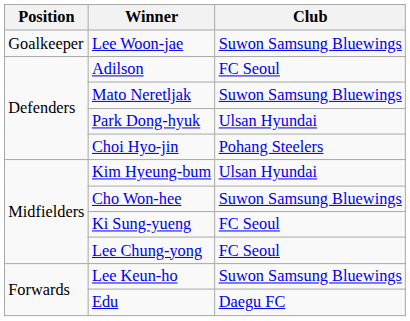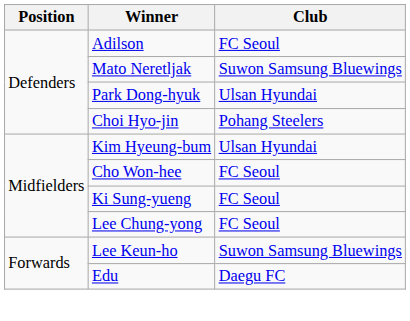- row: (138, 43)
(310, 198) Suwon Samsung Bluewings -> (249, 172) FC Seoul
